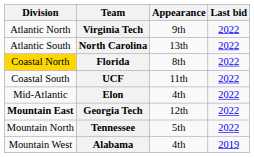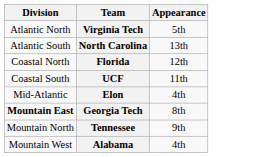- column: (229, 12)
(179, 29) 9th -> (179, 29) 5th
(40, 62) gold background -> (40, 62) no background
(179, 62) 8th -> (179, 62) 12th
(179, 111) 12th -> (179, 111) 8th
(179, 128) 5th -> (179, 128) 9th
